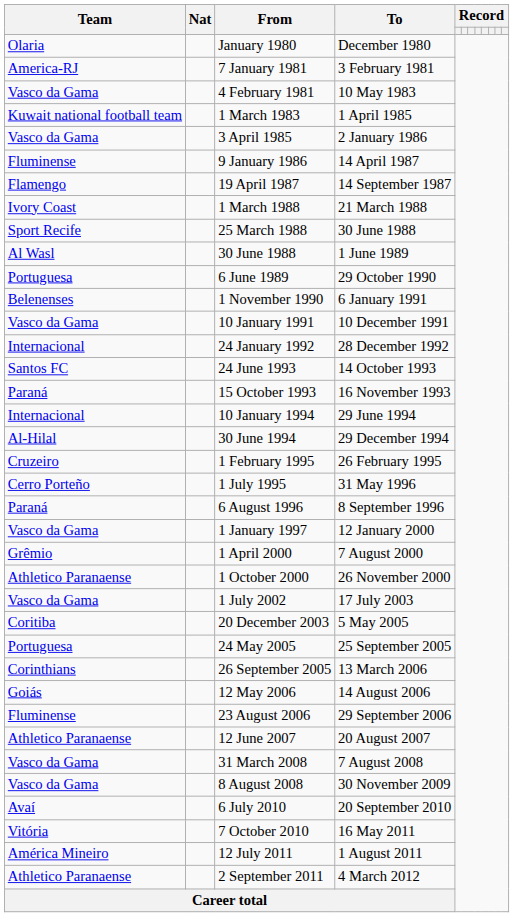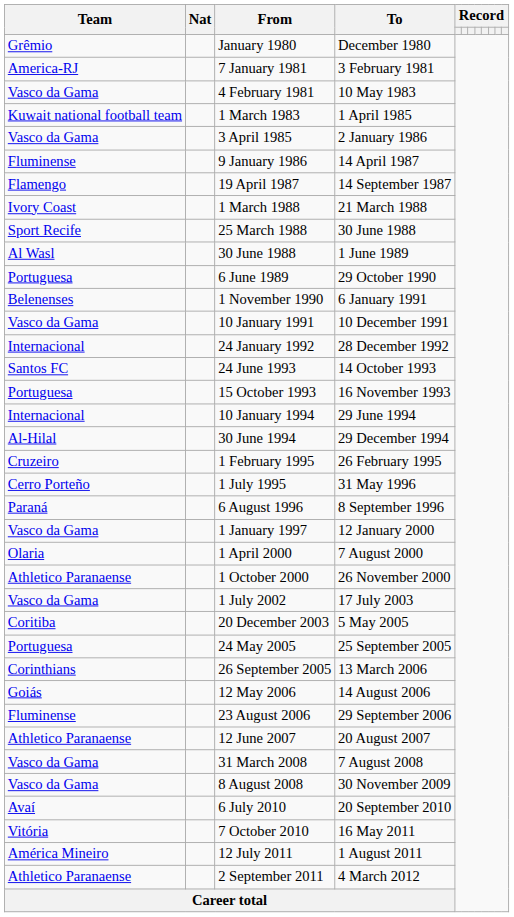(26, 45) Olaria -> (30, 45) Grêmio
(28, 392) Paraná -> (40, 392) Portuguesa
(30, 553) Grêmio -> (26, 553) Olaria
